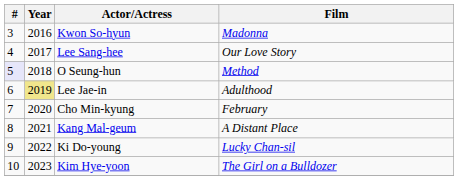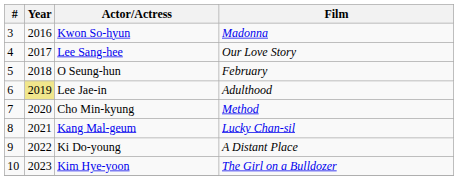(10, 71) lavender background -> (10, 71) no background
(240, 71) Method -> (245, 71) February
(245, 109) February -> (240, 109) Method
(260, 128) A Distant Place -> (259, 128) Lucky Chan-sil
(259, 147) Lucky Chan-sil -> (260, 147) A Distant Place
